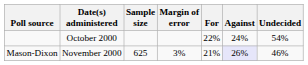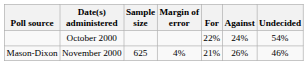(179, 53) 3% -> (179, 53) 4%
(240, 53) lavender background -> (240, 53) no background
